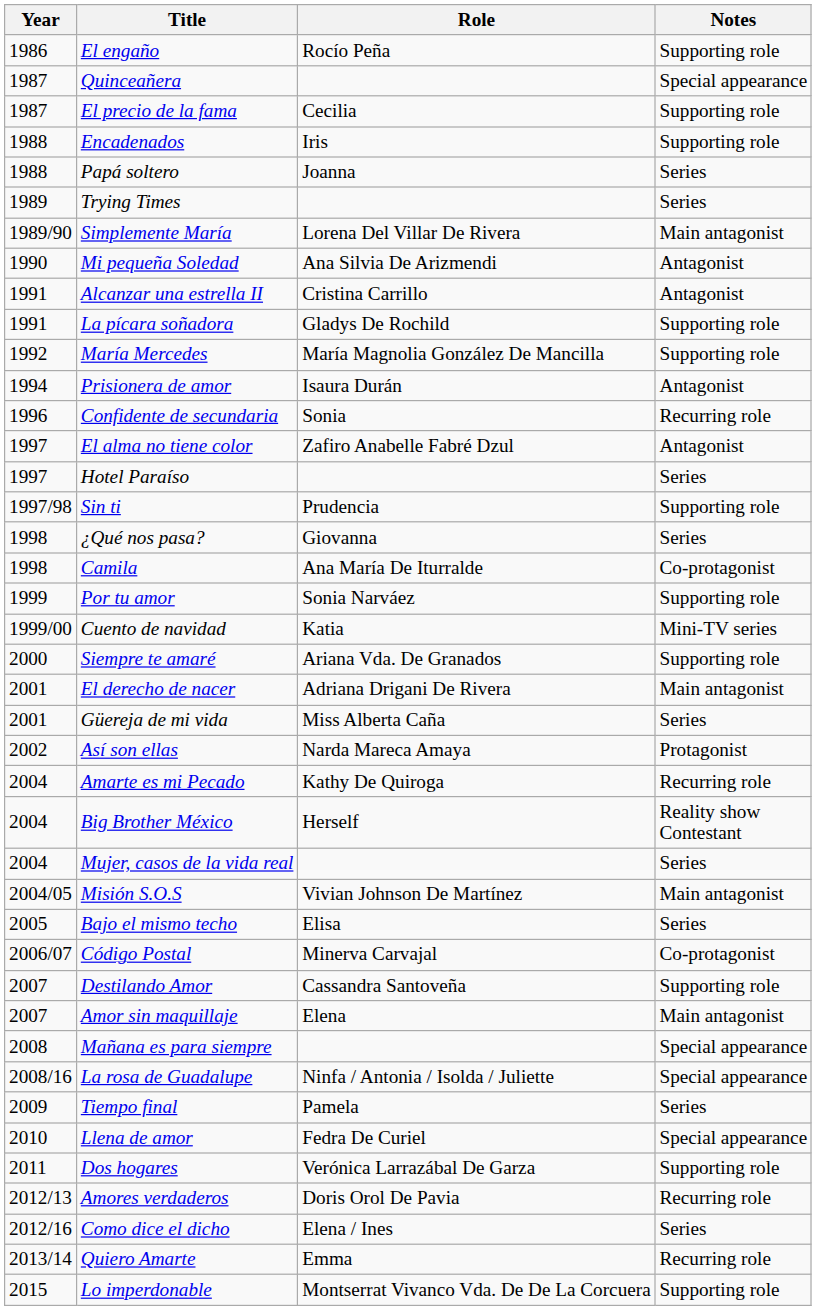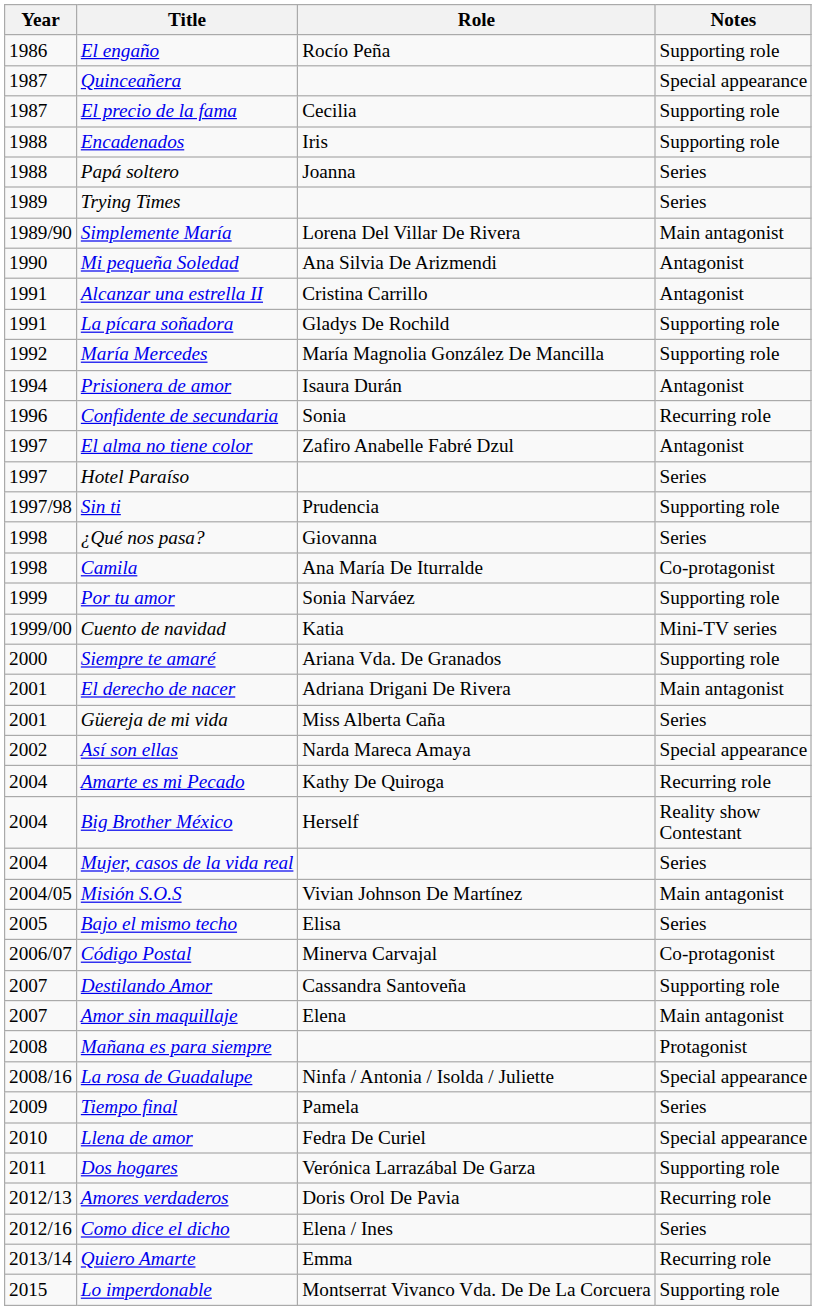(703, 750) Protagonist -> (733, 750) Special appearance
(733, 1046) Special appearance -> (703, 1046) Protagonist
